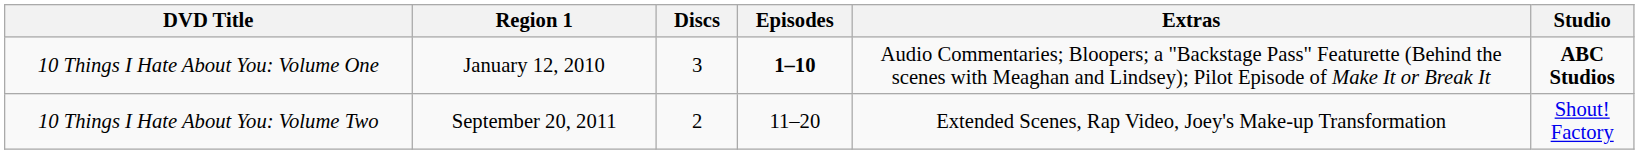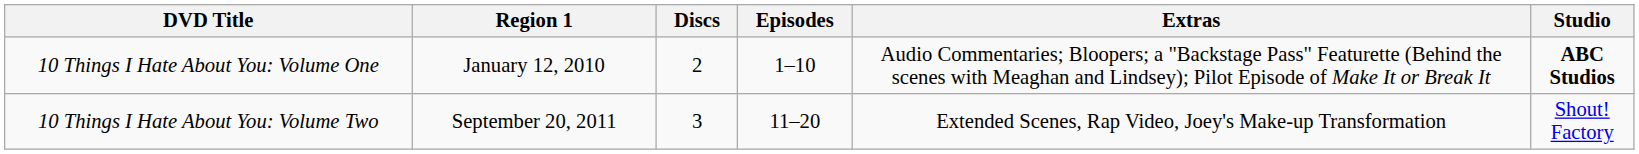(697, 65) 3 -> (697, 65) 2
(795, 65) bold -> (795, 65) normal
(697, 121) 2 -> (697, 121) 3
